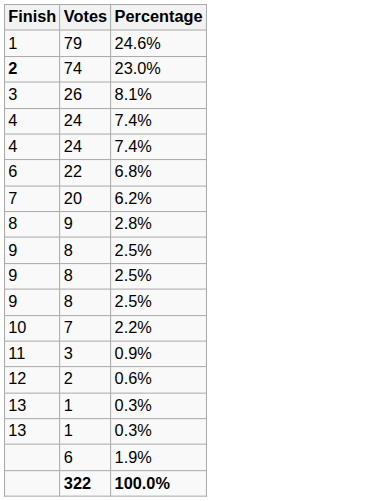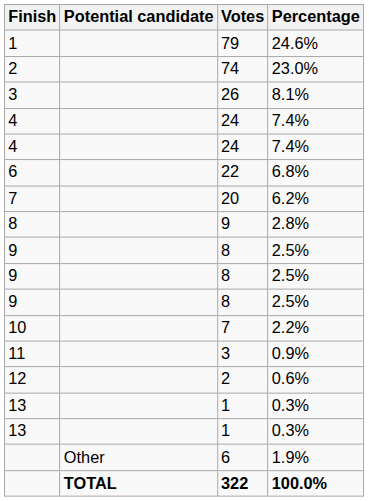+ column: (139, 17)
(13, 69) bold -> (13, 69) normal
